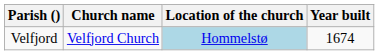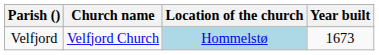(340, 38) 1674 -> (340, 38) 1673
